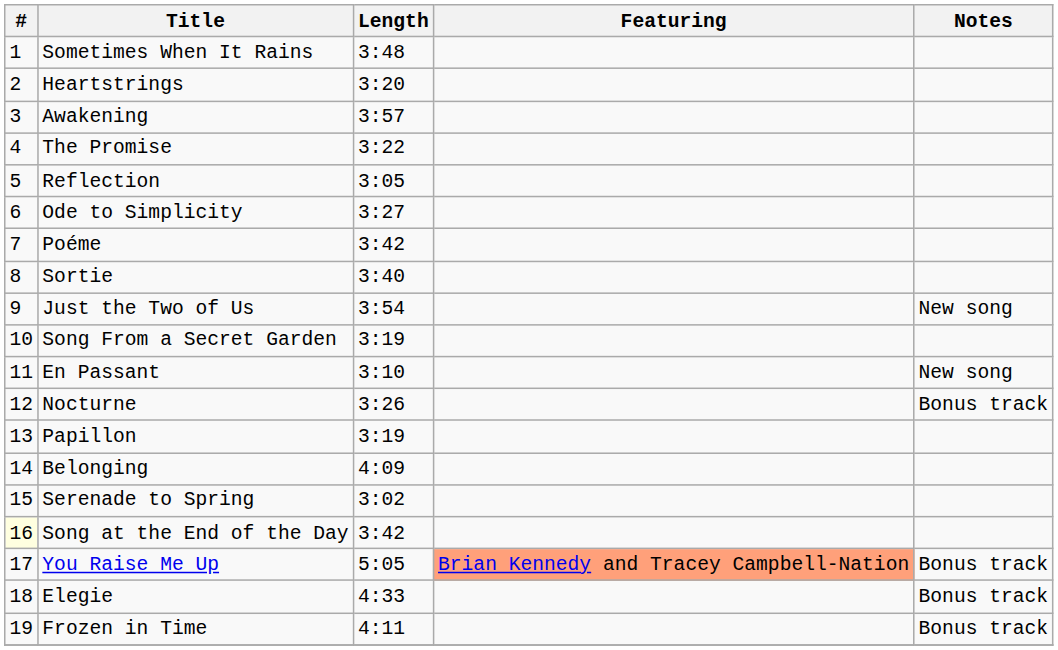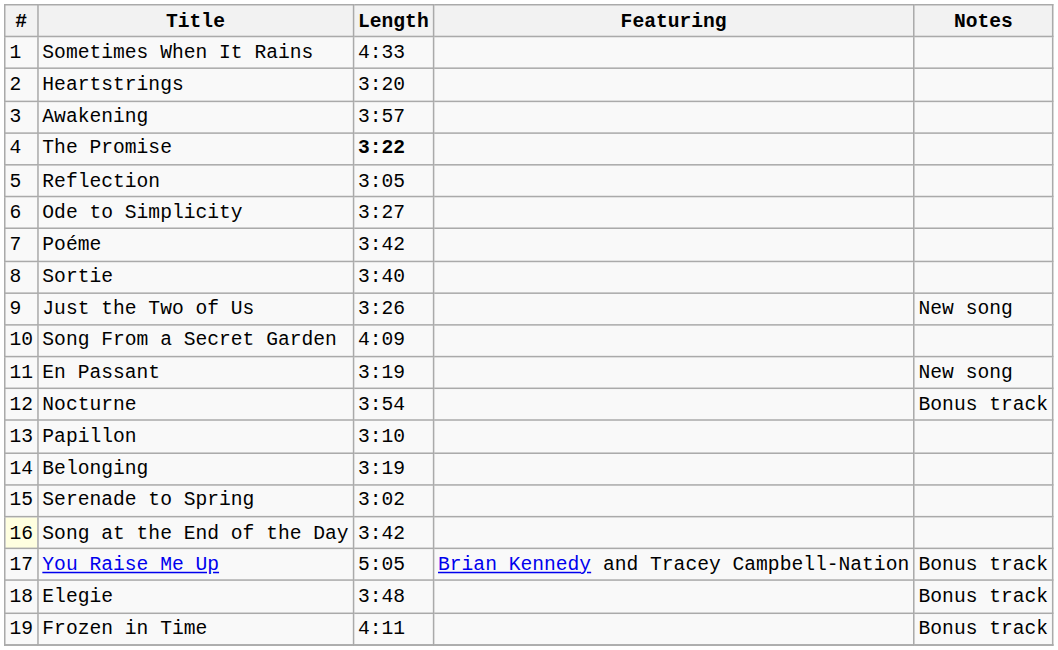(382, 53) 3:48 -> (382, 53) 4:33
(382, 149) normal -> (382, 149) bold
(382, 309) 3:54 -> (382, 309) 3:26
(382, 341) 3:19 -> (382, 341) 4:09
(382, 373) 3:10 -> (382, 373) 3:19
(382, 405) 3:26 -> (382, 405) 3:54
(382, 437) 3:19 -> (382, 437) 3:10
(382, 469) 4:09 -> (382, 469) 3:19
(674, 565) lightsalmon background -> (674, 565) no background
(382, 597) 4:33 -> (382, 597) 3:48
